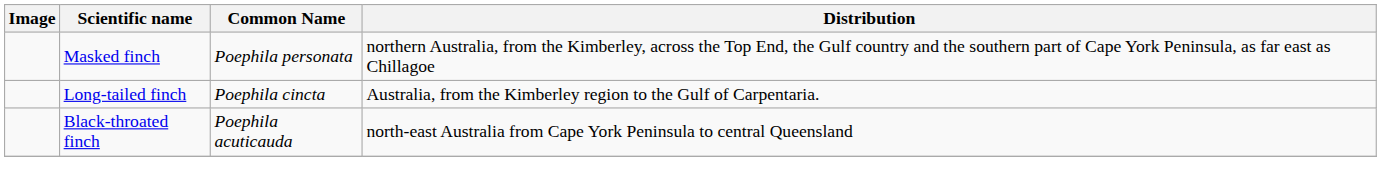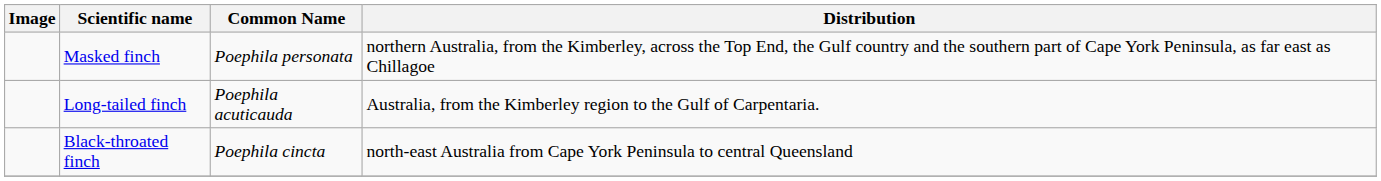(270, 94) Poephila cincta -> (253, 103) Poephila acuticauda
(253, 131) Poephila acuticauda -> (270, 151) Poephila cincta
